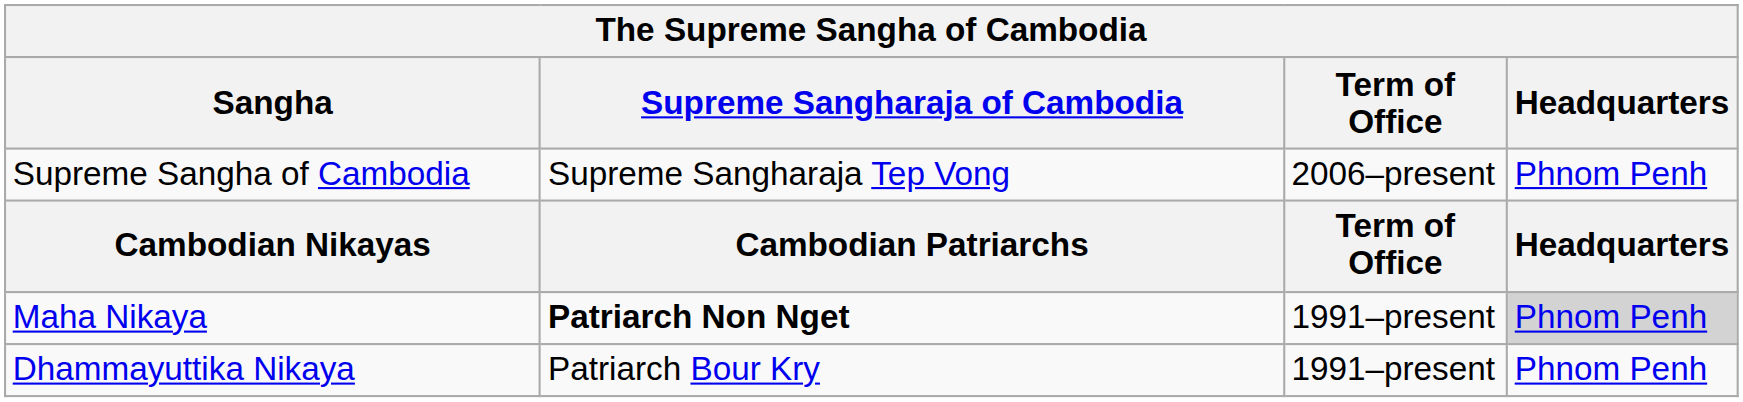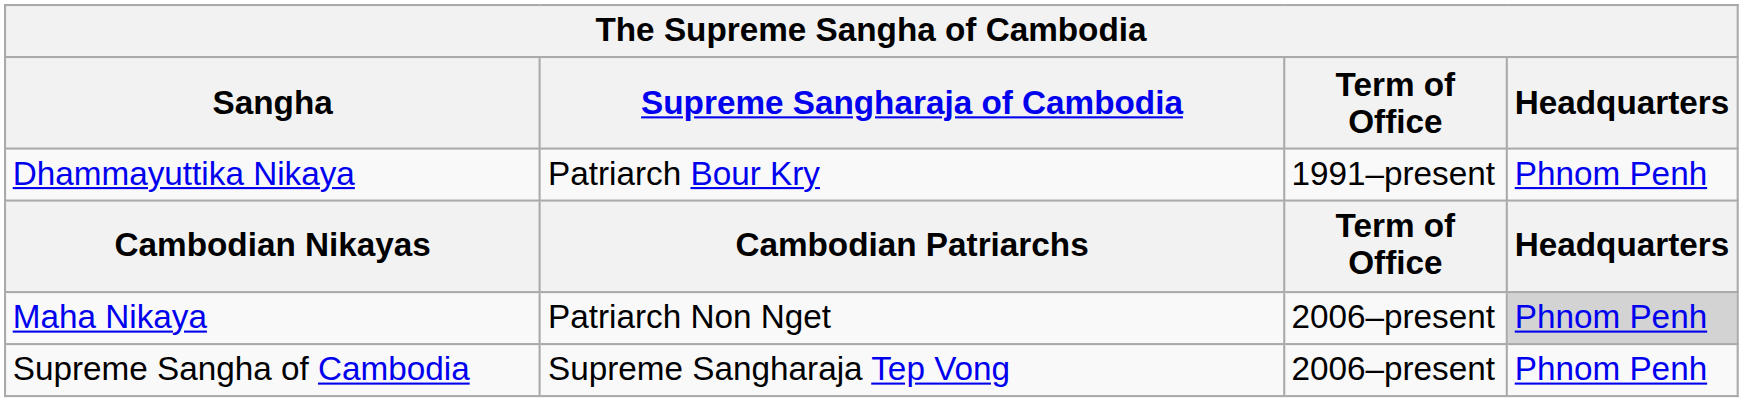rows swapped: (241, 173) <-> (184, 369)
(699, 316) bold -> (690, 316) normal
(1393, 316) 1991–present -> (1393, 316) 2006–present
